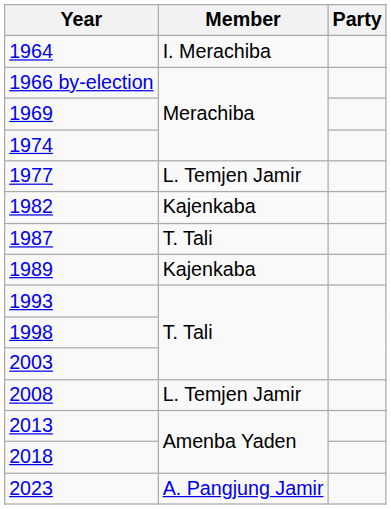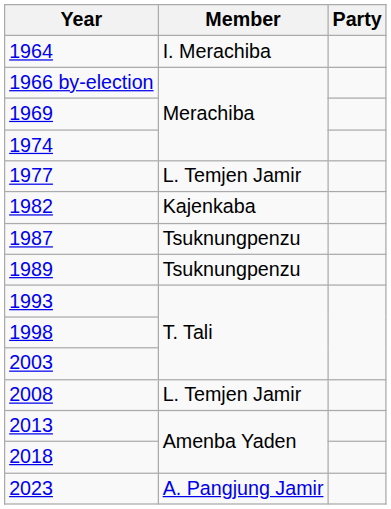(188, 238) T. Tali -> (232, 238) Tsuknungpenzu
(209, 269) Kajenkaba -> (232, 269) Tsuknungpenzu
